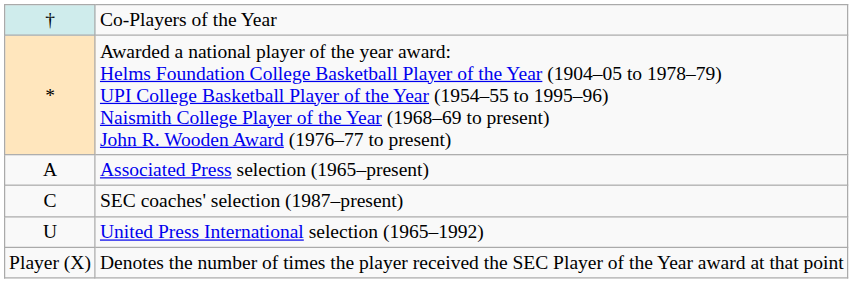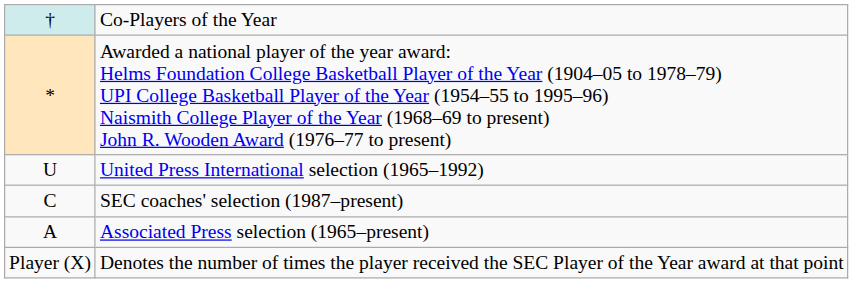rows swapped: (264, 169) <-> (292, 231)
